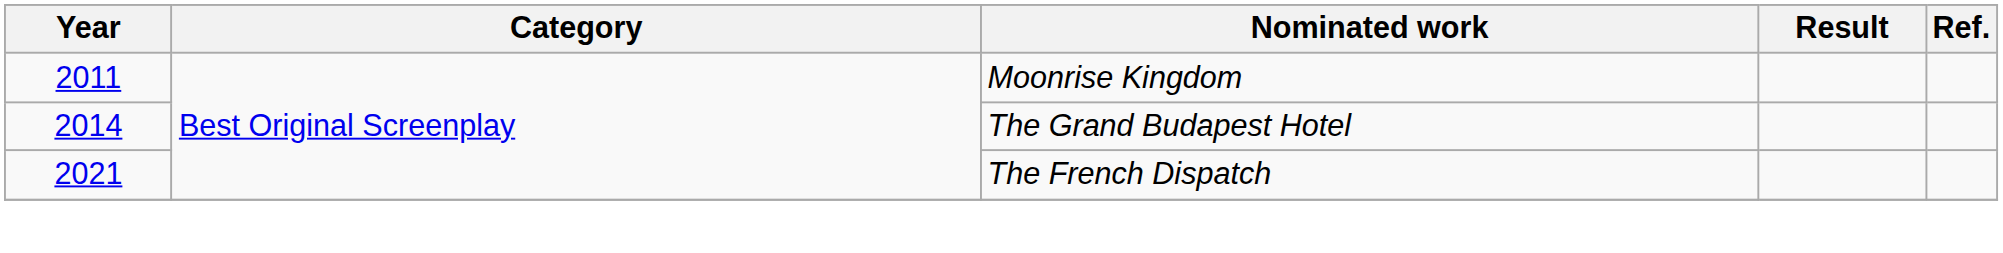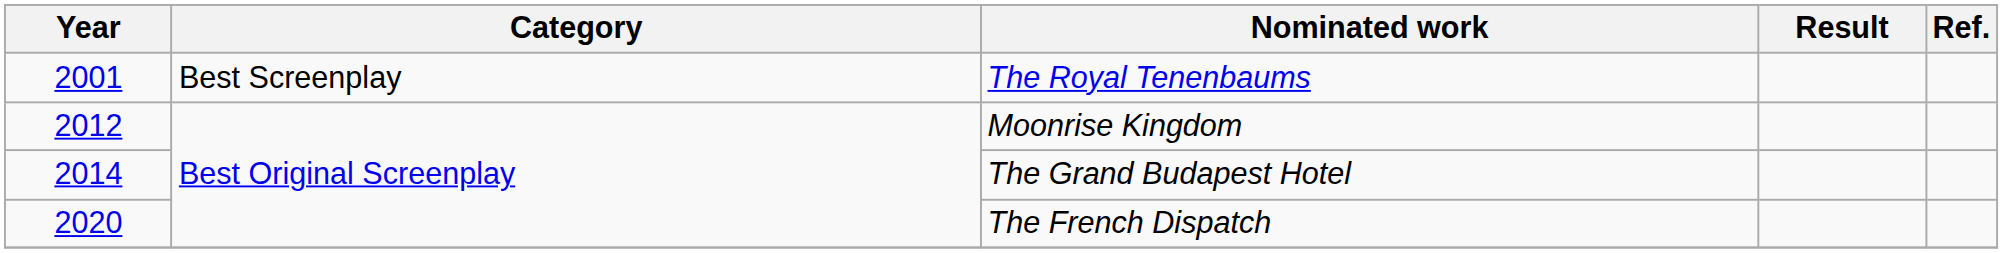+ row: (1149, 77)
(88, 77) 2011 -> (88, 125) 2012
(88, 174) 2021 -> (88, 222) 2020
